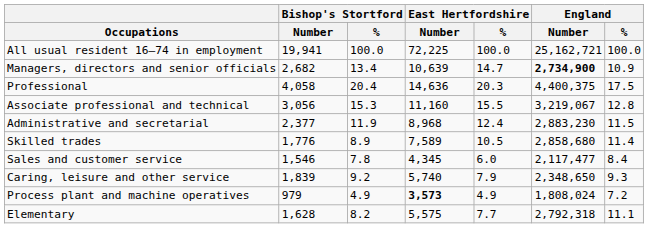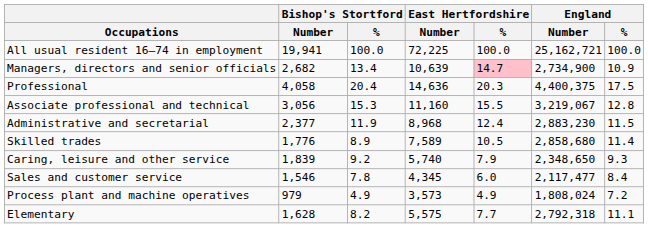(490, 68) no background -> (490, 68) pink background
(565, 68) bold -> (565, 68) normal
rows swapped: (118, 178) <-> (95, 159)
(425, 196) bold -> (425, 196) normal
